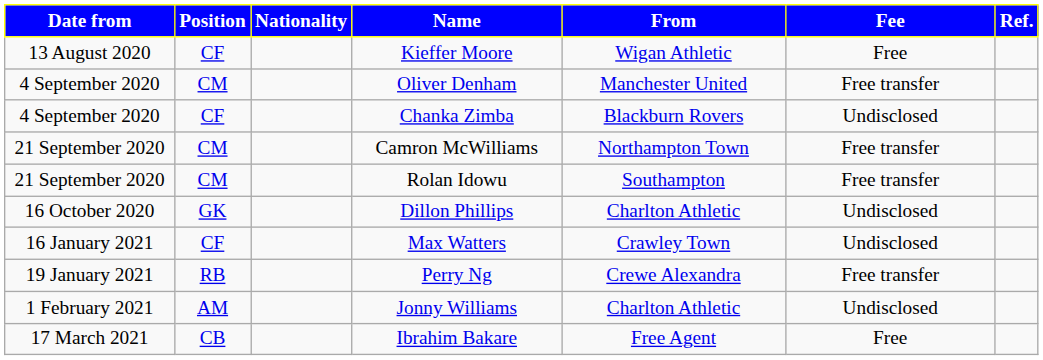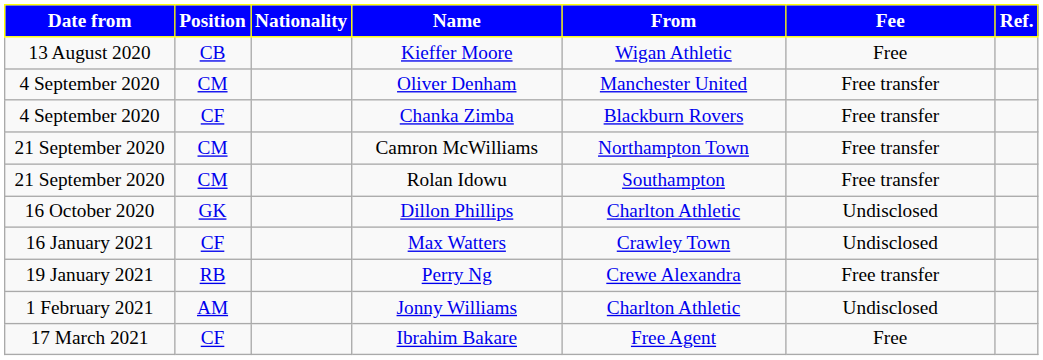(213, 52) CF -> (213, 52) CB
(890, 116) Undisclosed -> (890, 116) Free transfer
(213, 339) CB -> (213, 339) CF
